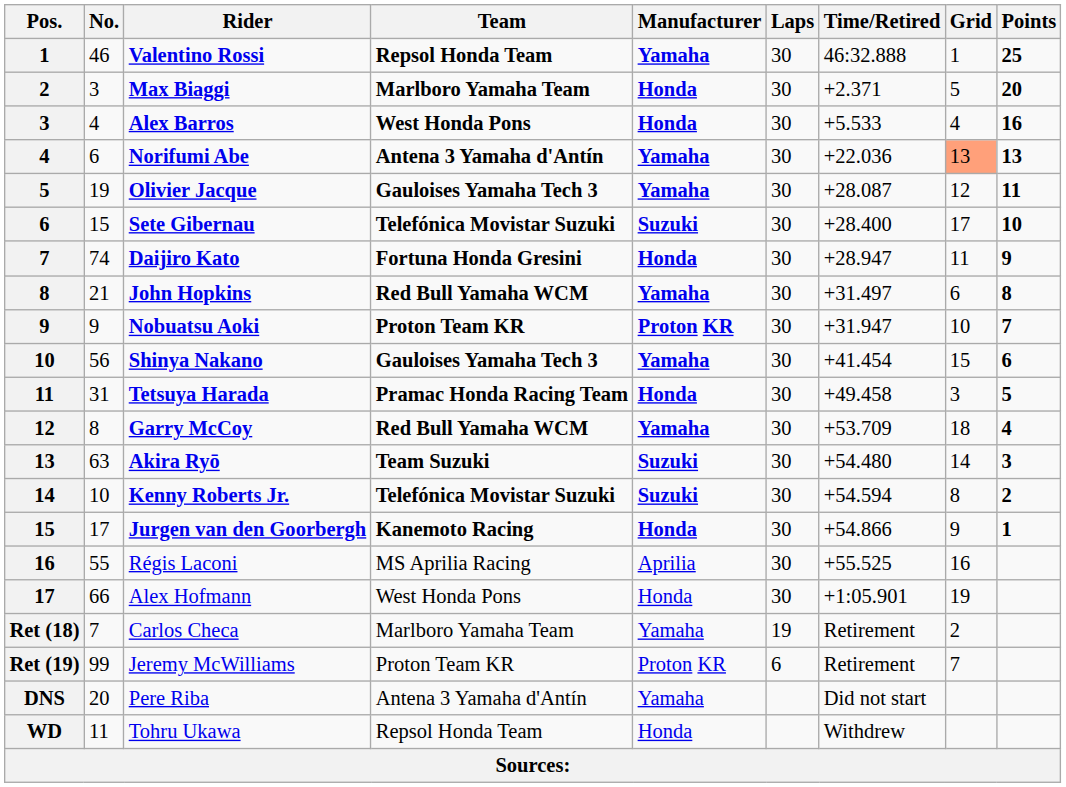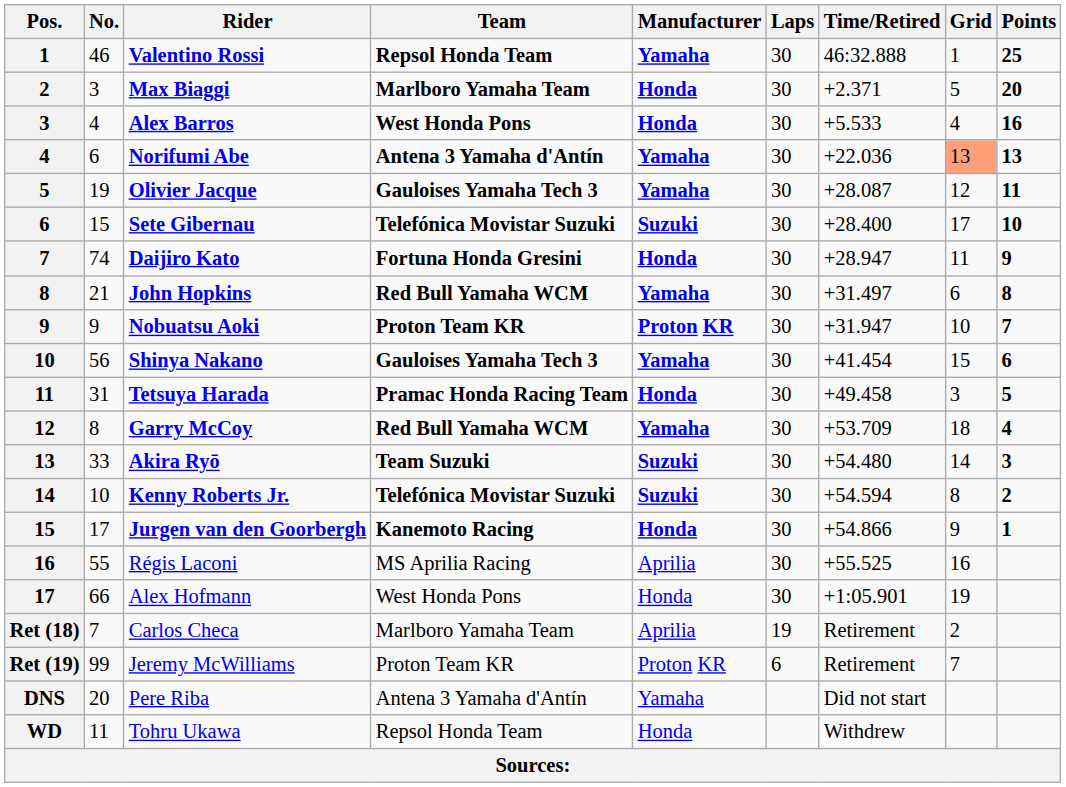(99, 461) 63 -> (99, 461) 33
(671, 630) Yamaha -> (667, 630) Aprilia
